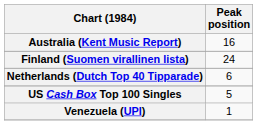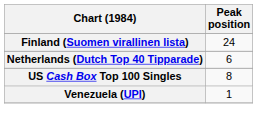- row: (105, 42)
(229, 94) 5 -> (229, 77) 8
